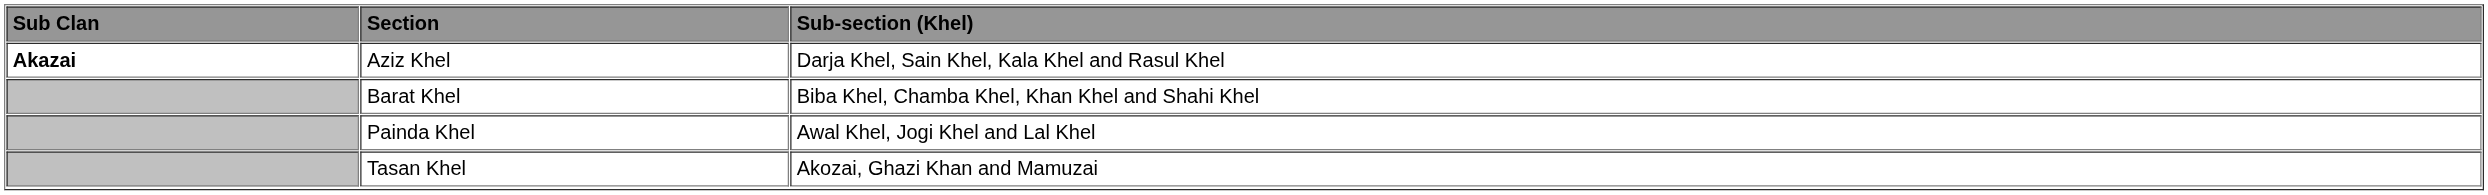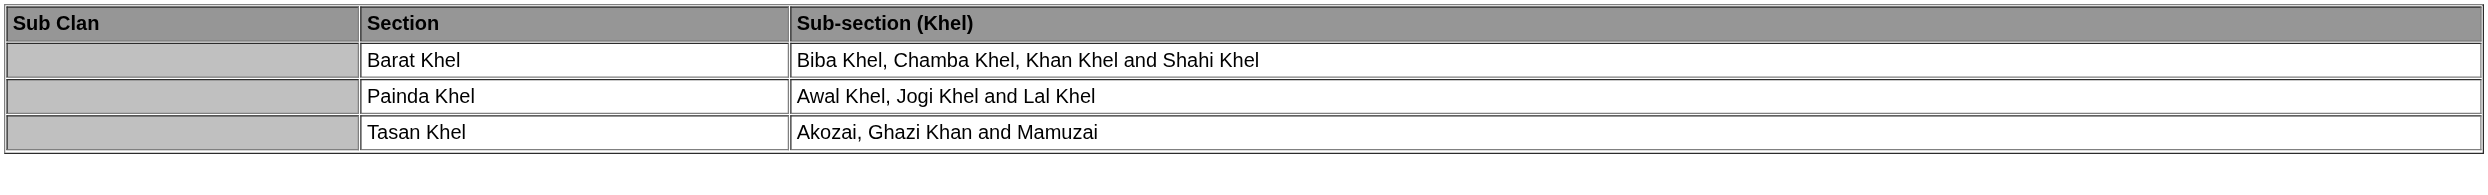- row: (409, 60)
